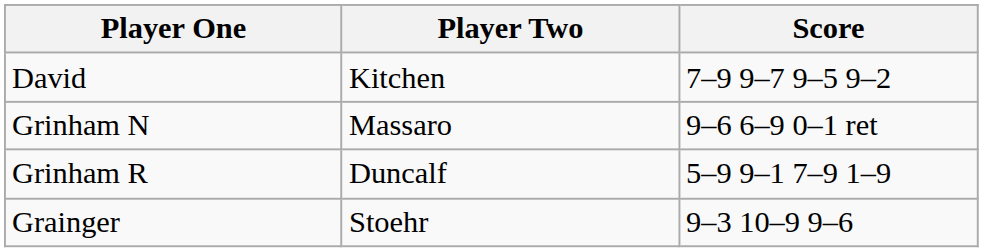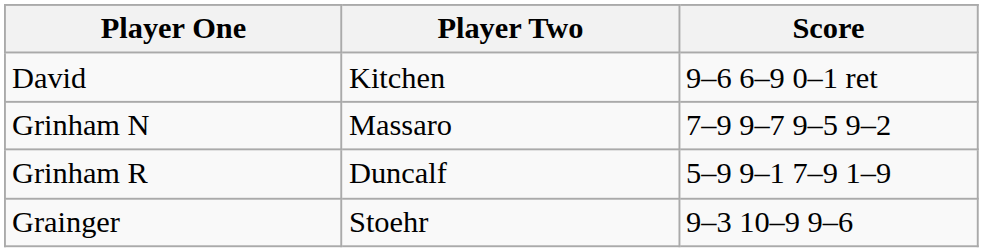(789, 76) 7–9 9–7 9–5 9–2 -> (782, 76) 9–6 6–9 0–1 ret
(782, 125) 9–6 6–9 0–1 ret -> (789, 125) 7–9 9–7 9–5 9–2
